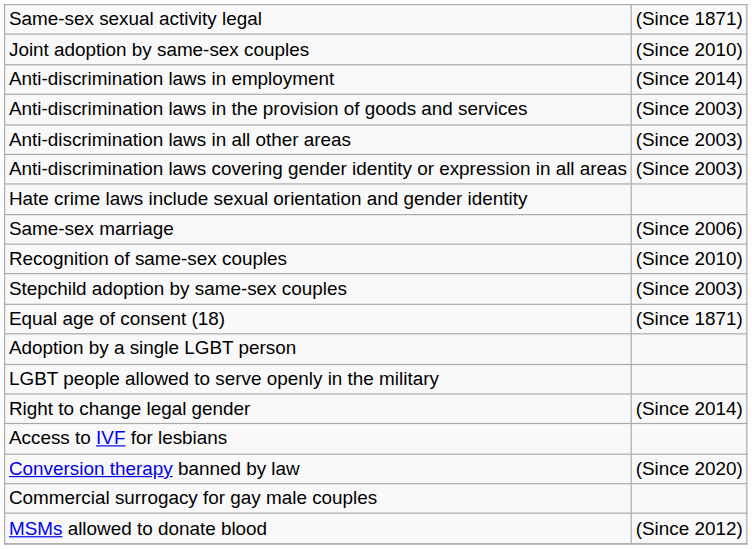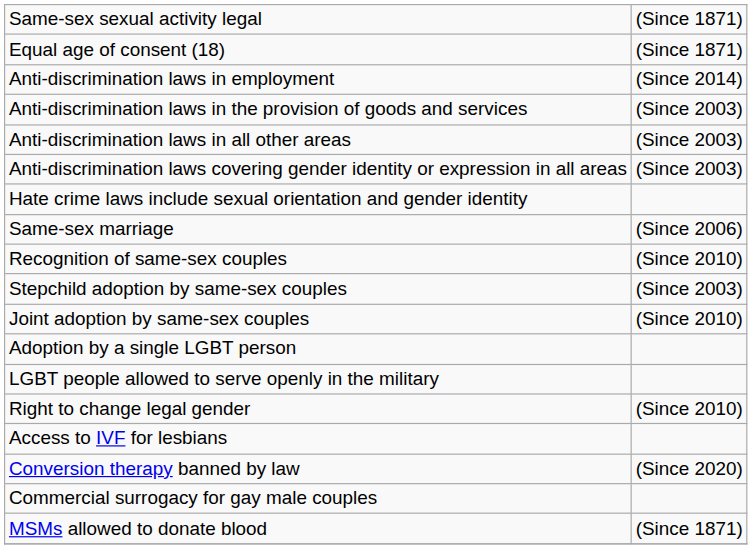rows swapped: (117, 318) <-> (159, 49)
(689, 408) (Since 2014) -> (689, 408) (Since 2010)
(689, 528) (Since 2012) -> (689, 528) (Since 1871)
